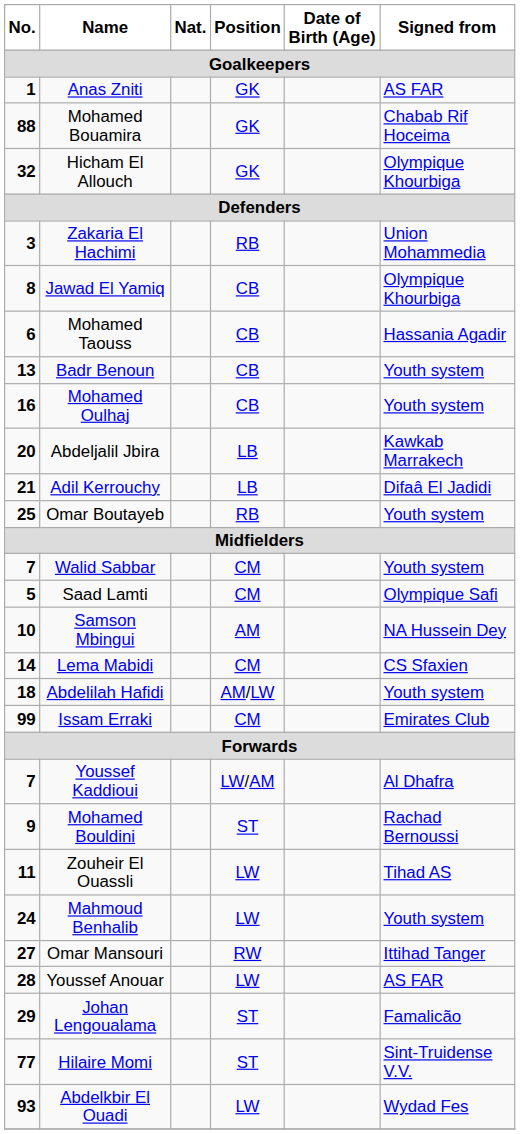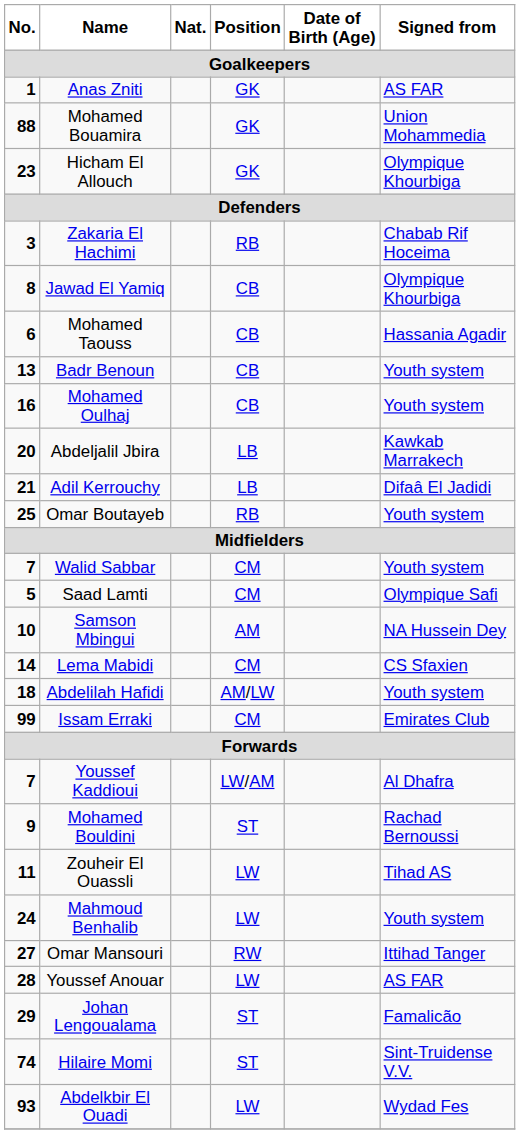(426, 126) Chabab Rif Hoceima -> (435, 126) Union Mohammedia
(26, 172) 32 -> (26, 172) 23
(435, 244) Union Mohammedia -> (426, 244) Chabab Rif Hoceima
(26, 1062) 77 -> (26, 1062) 74
